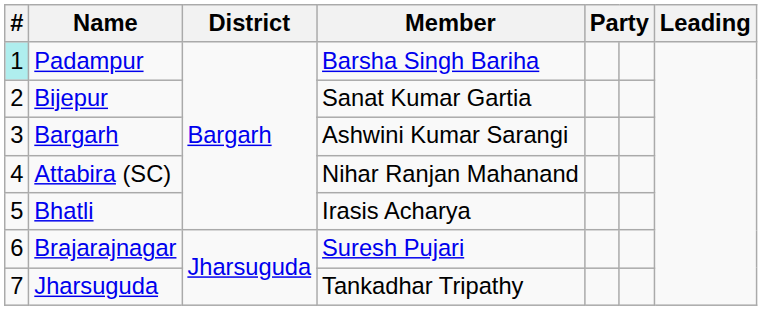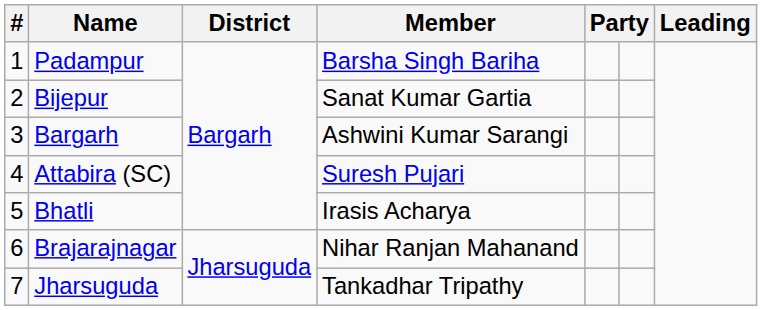(17, 60) paleturquoise background -> (17, 60) no background
(450, 173) Nihar Ranjan Mahanand -> (393, 173) Suresh Pujari
(393, 248) Suresh Pujari -> (450, 248) Nihar Ranjan Mahanand
